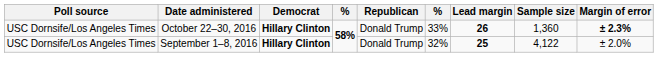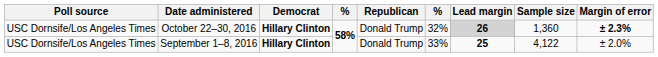(438, 28) 33% -> (438, 28) 32%
(482, 28) no background -> (482, 28) lightgrey background
(438, 44) 32% -> (438, 44) 33%
